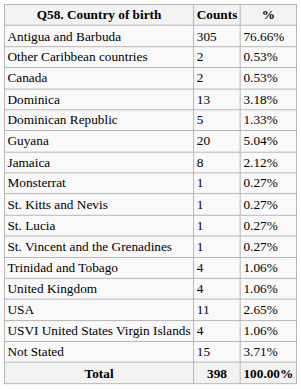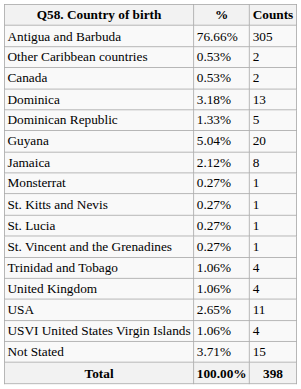columns swapped: (217, 15) <-> (268, 15)
